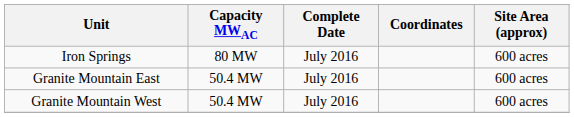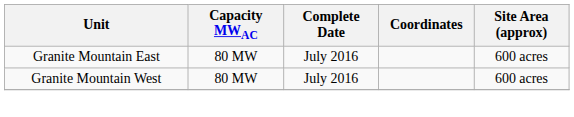- row: (96, 56)
(236, 78) 50.4 MW -> (236, 56) 80 MW
(236, 101) 50.4 MW -> (236, 78) 80 MW
